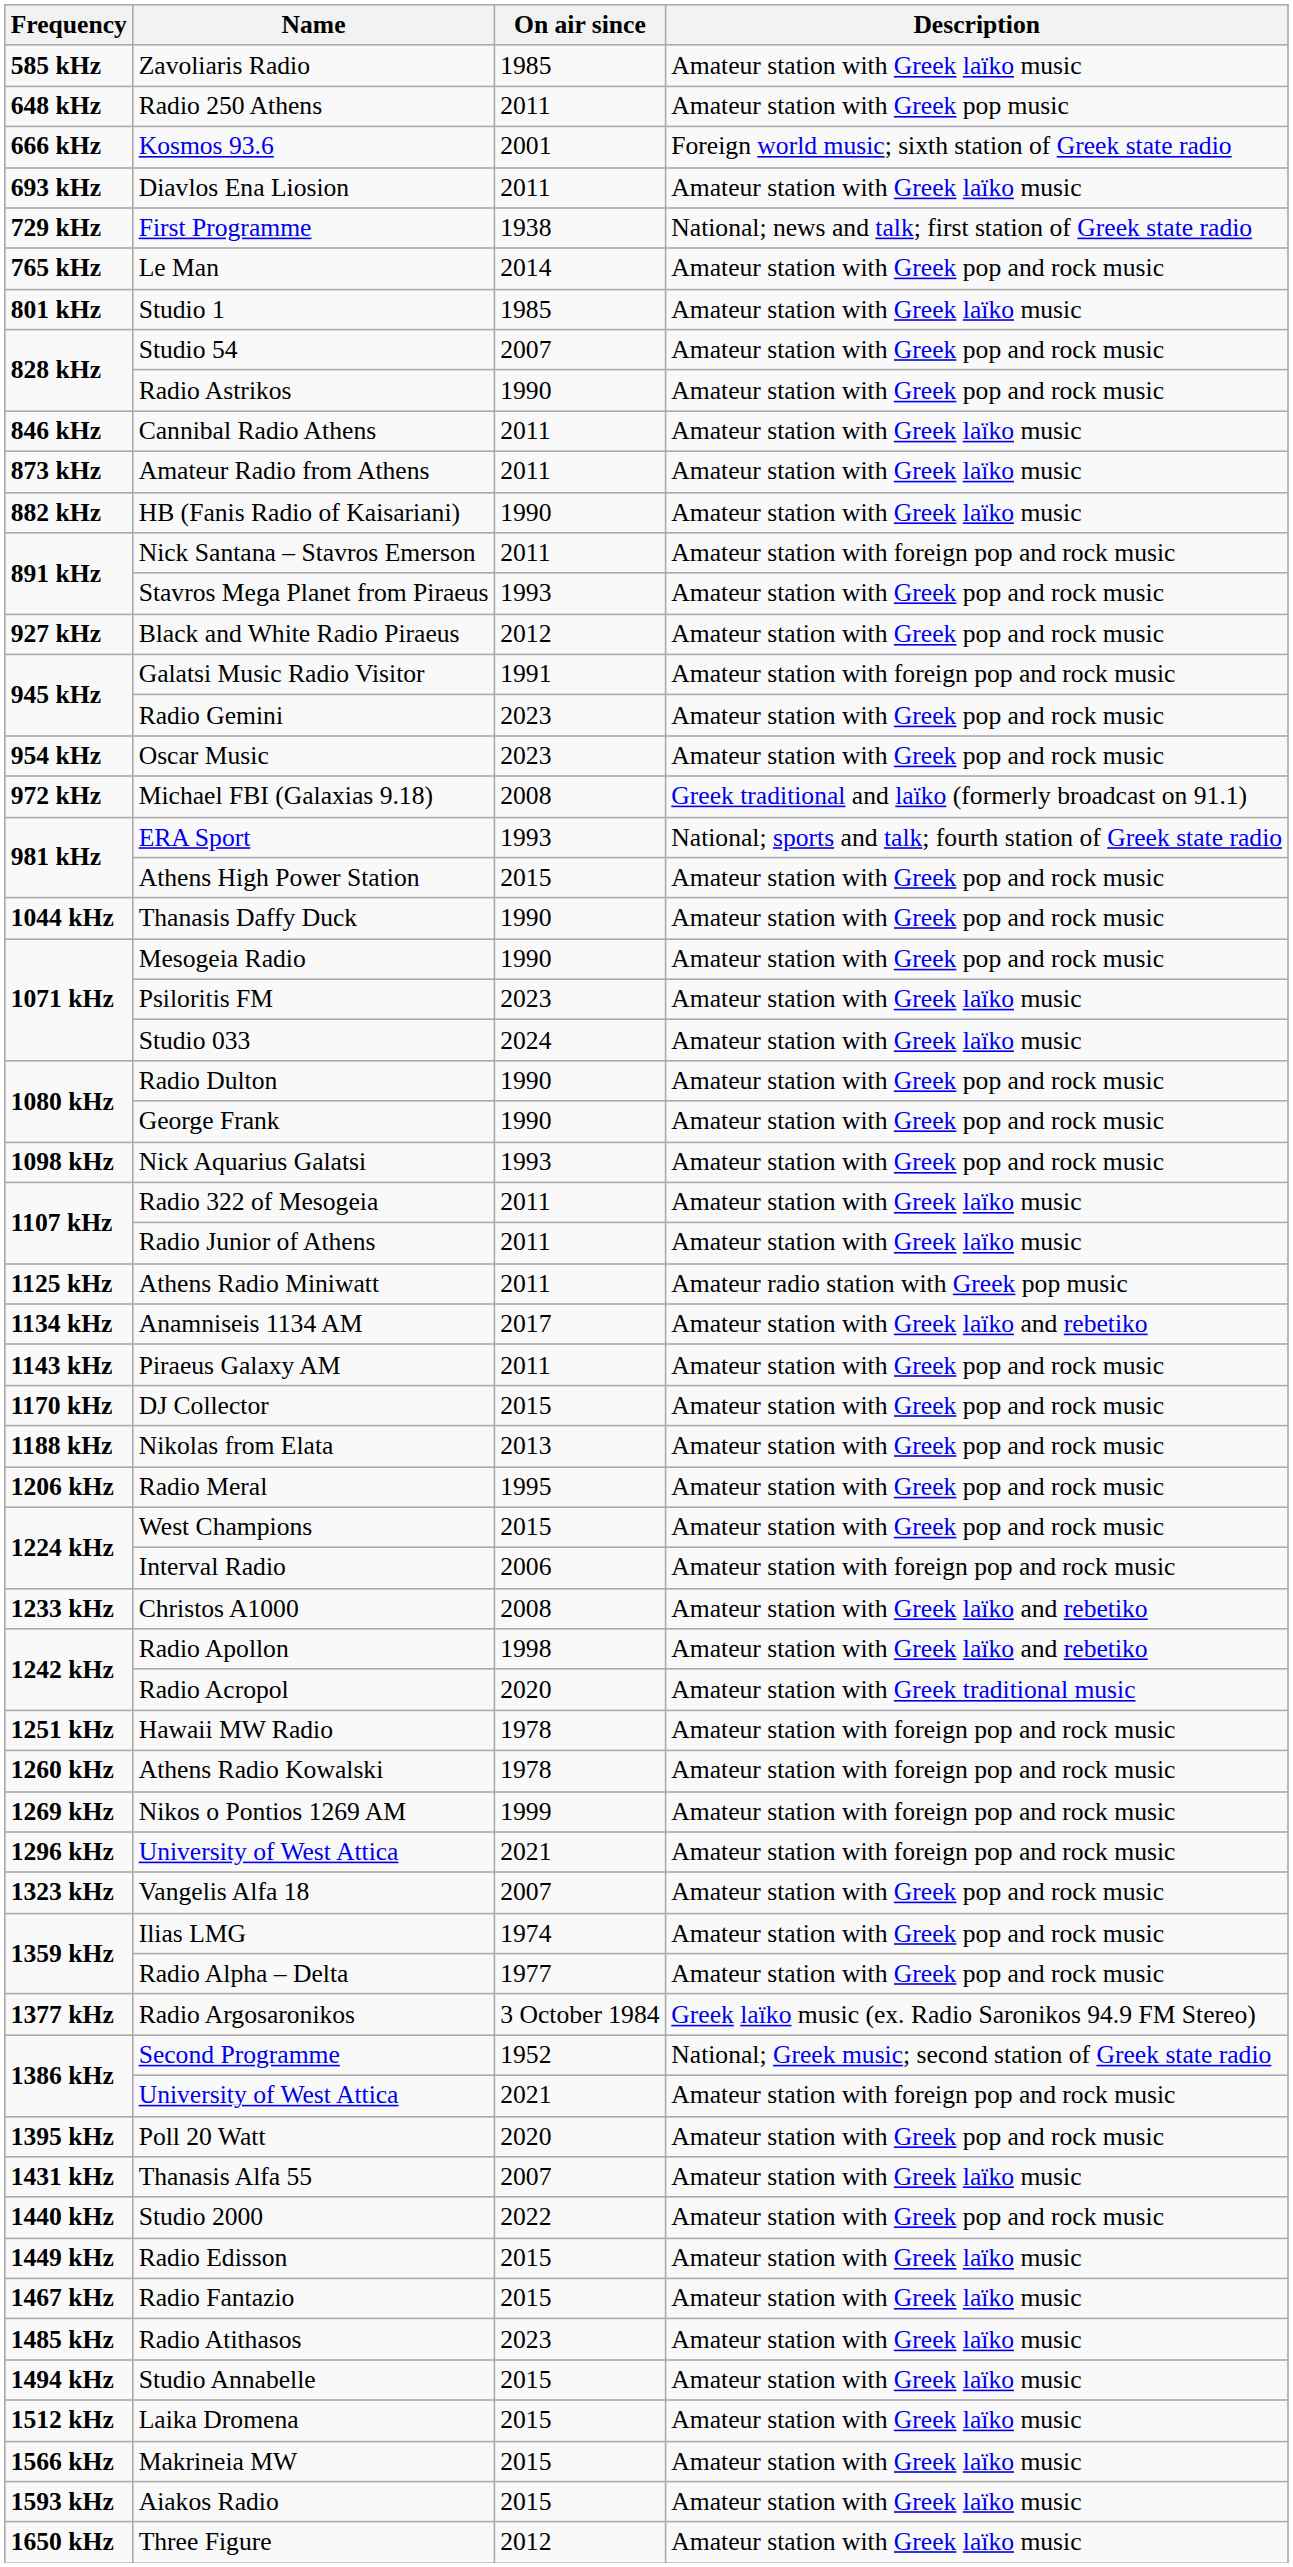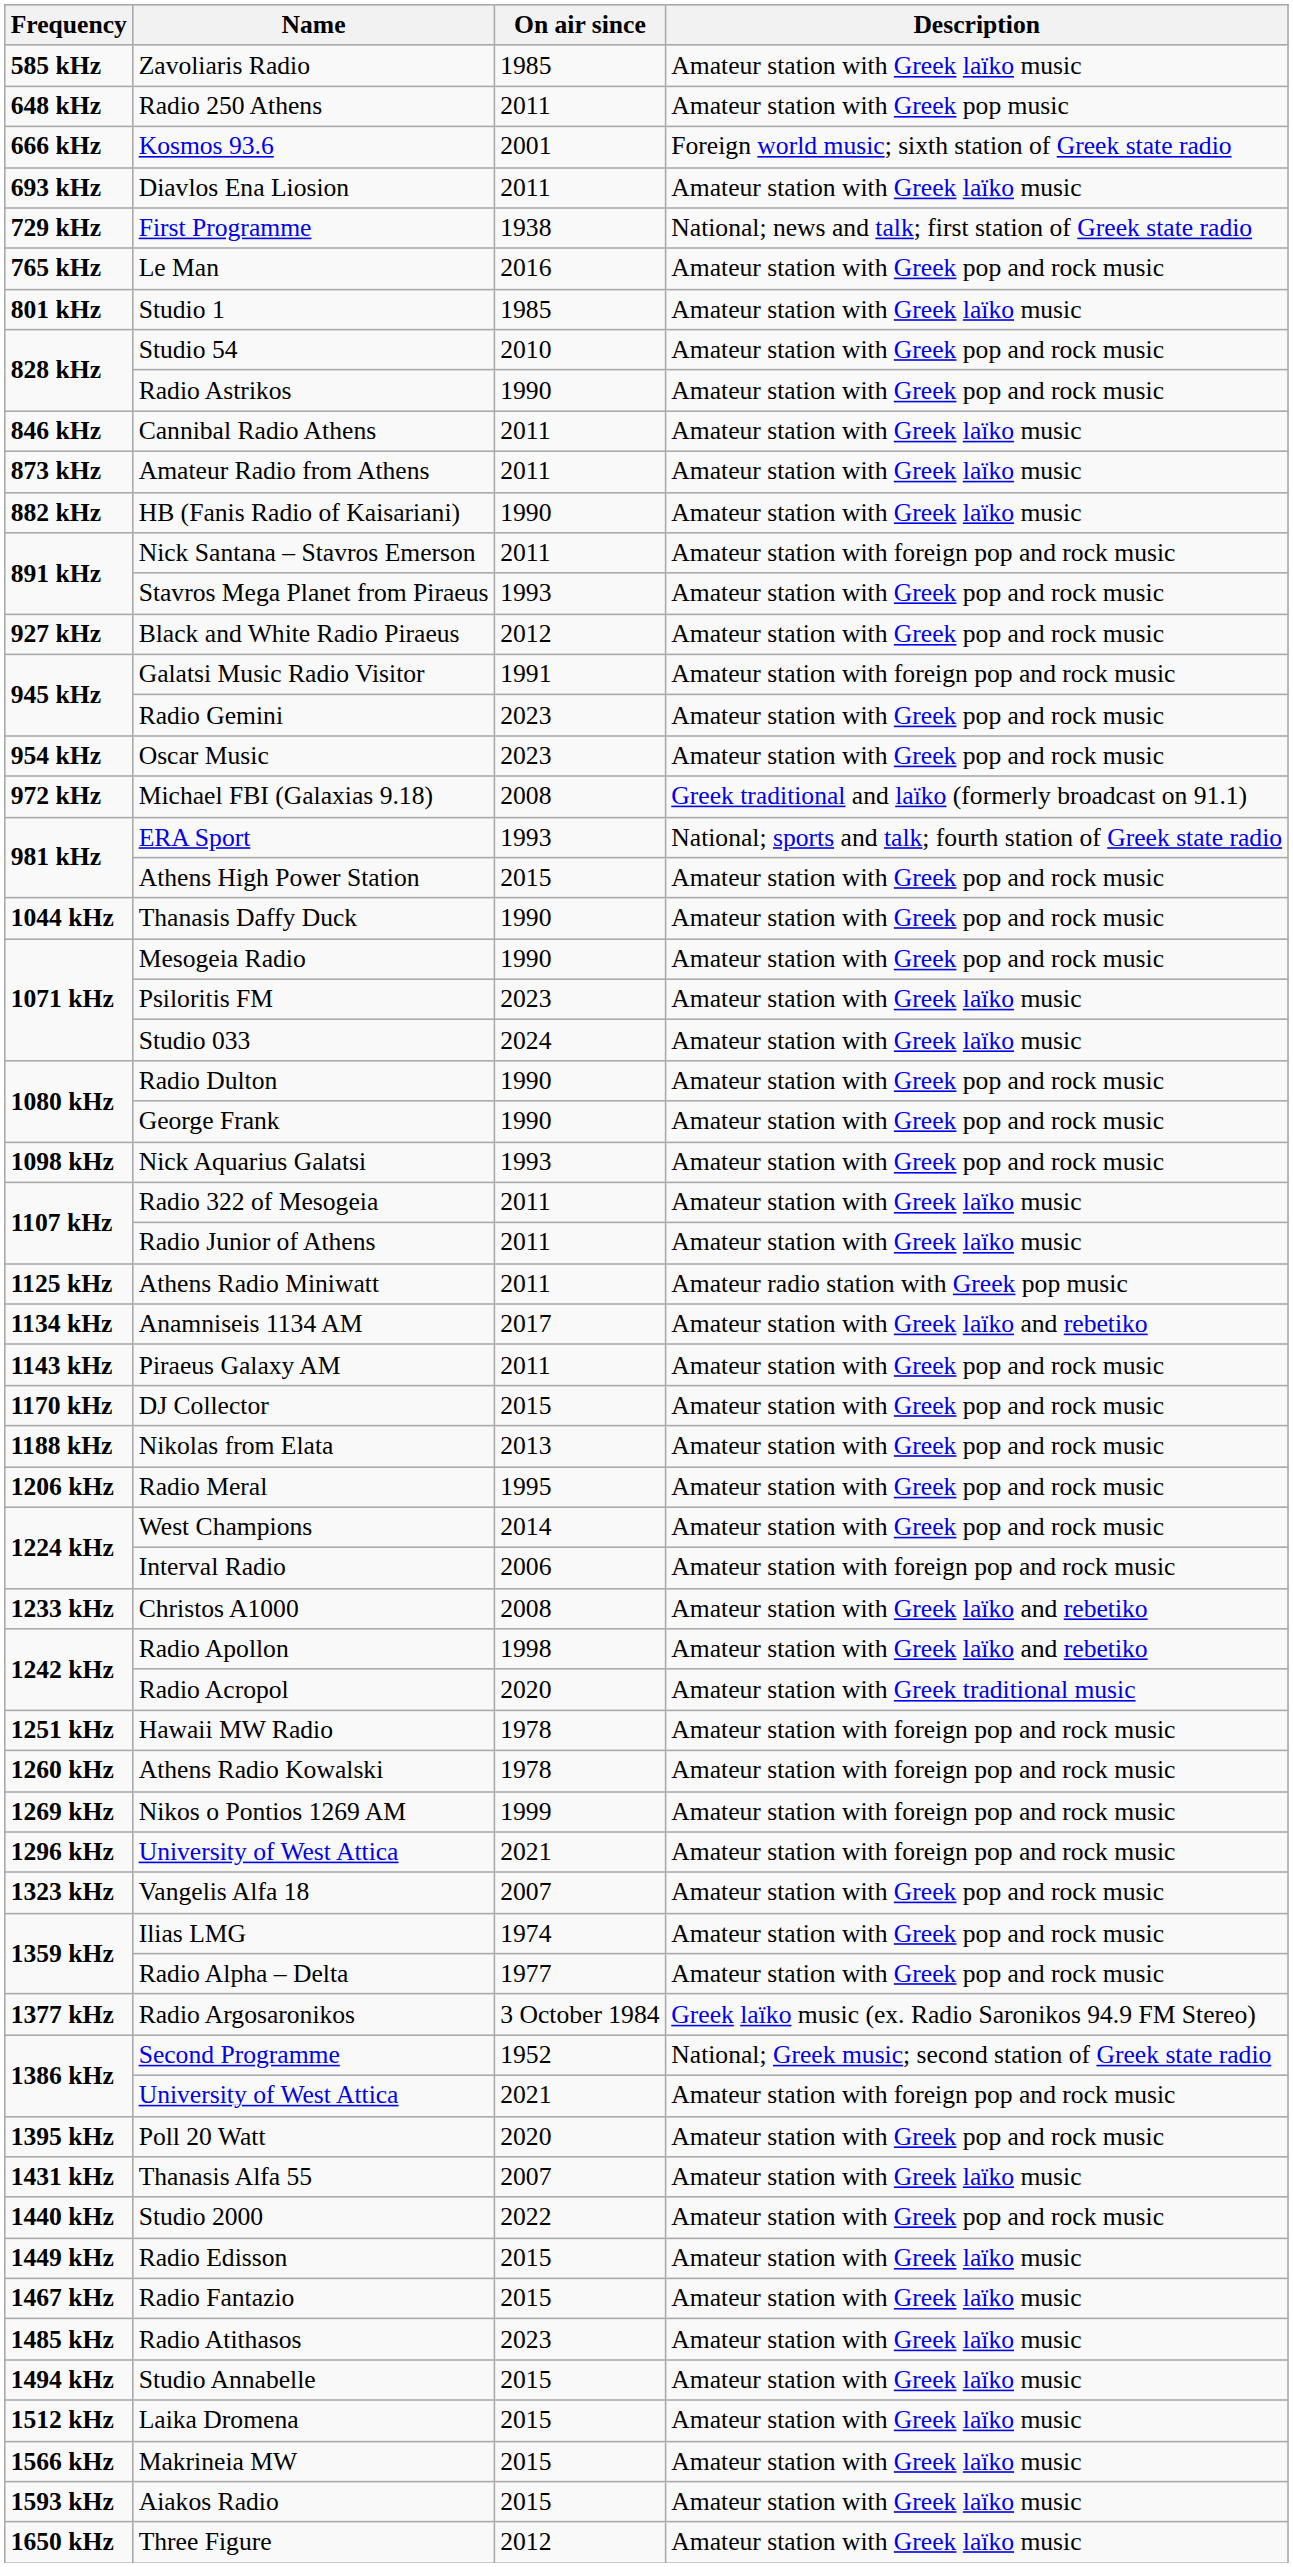(526, 268) 2014 -> (526, 268) 2016
(526, 349) 2007 -> (526, 349) 2010
(526, 1526) 2015 -> (526, 1526) 2014
